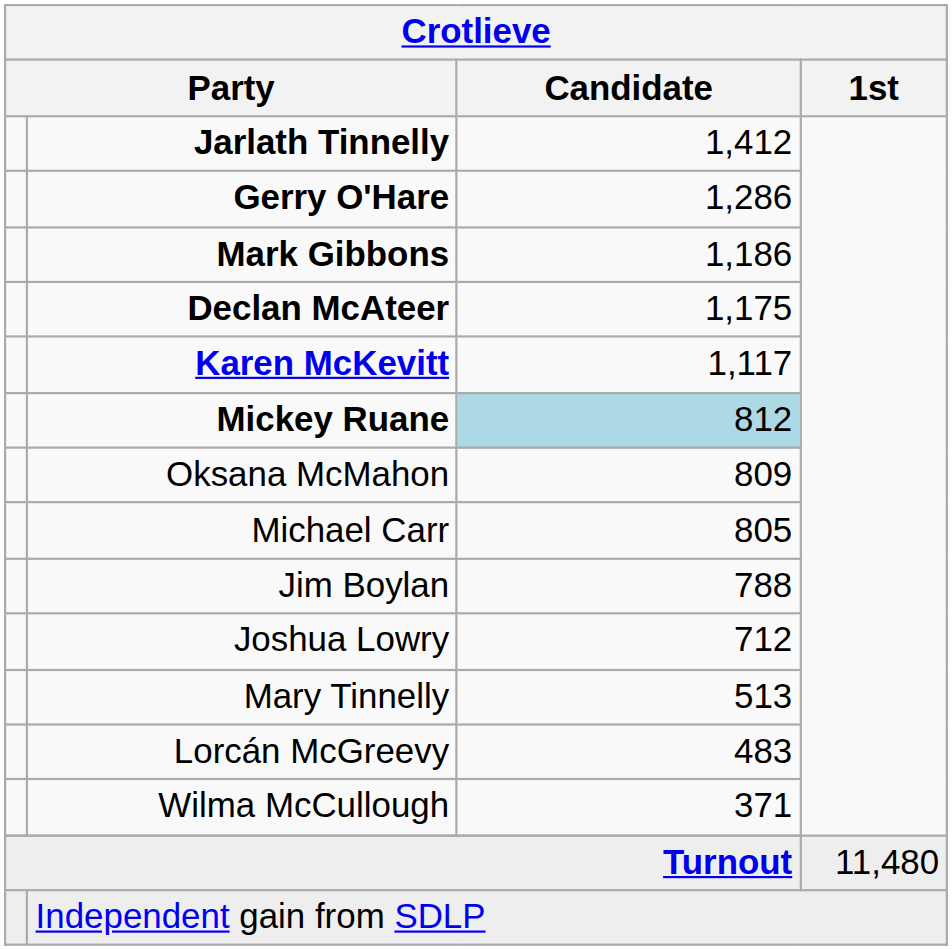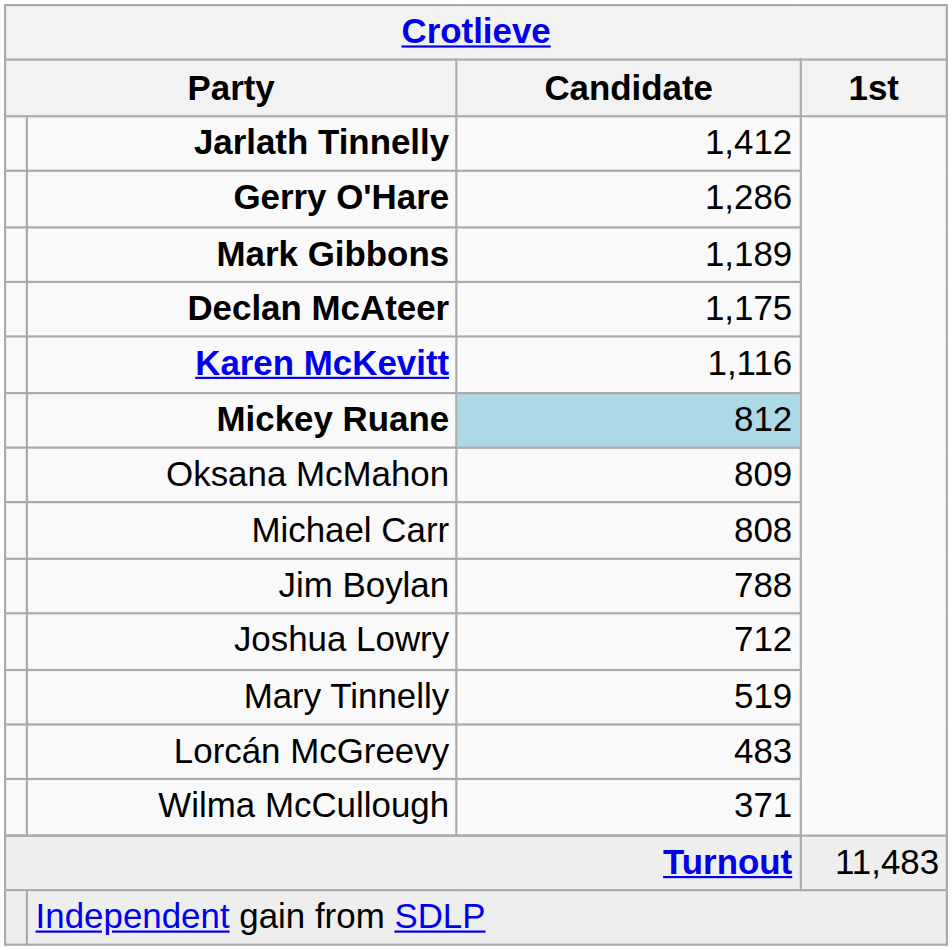(749, 253) 1,186 -> (749, 253) 1,189
(750, 364) 1,117 -> (750, 364) 1,116
(763, 530) 805 -> (763, 530) 808
(763, 695) 513 -> (763, 695) 519
(887, 861) 11,480 -> (887, 861) 11,483
